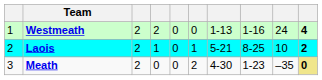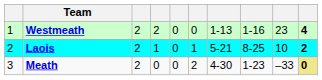(281, 30) 24 -> (281, 30) 23
(285, 65) –35 -> (285, 65) –33
